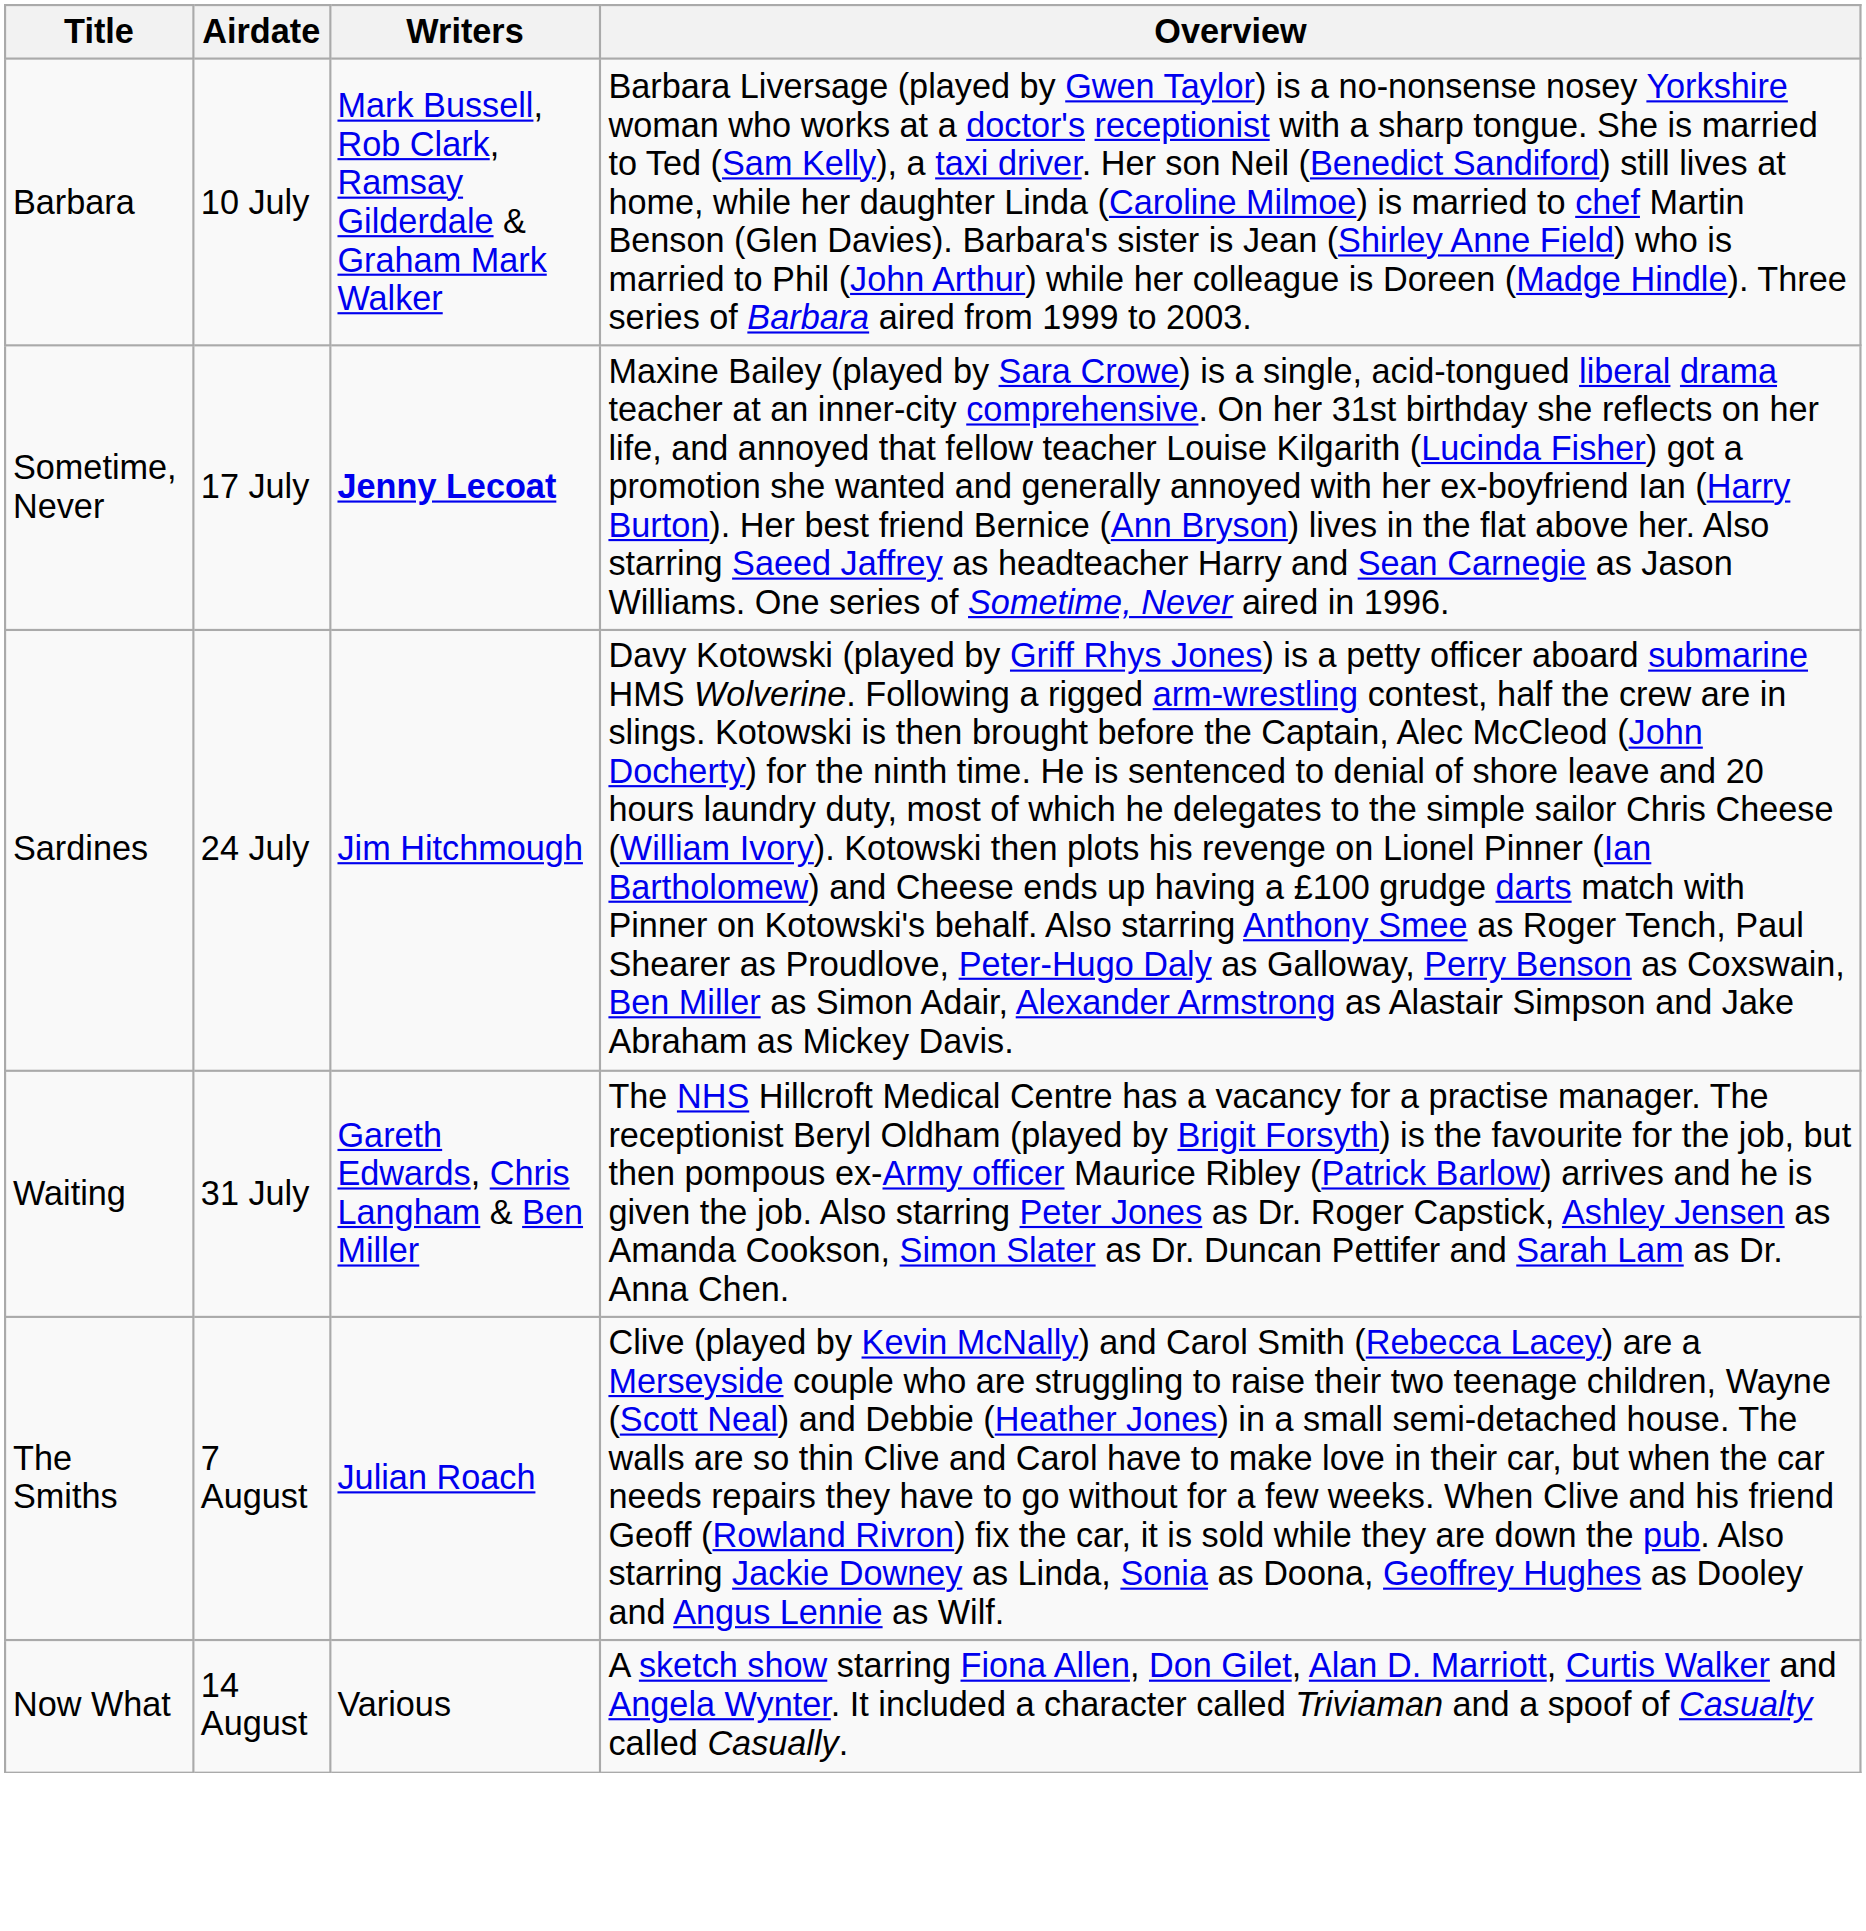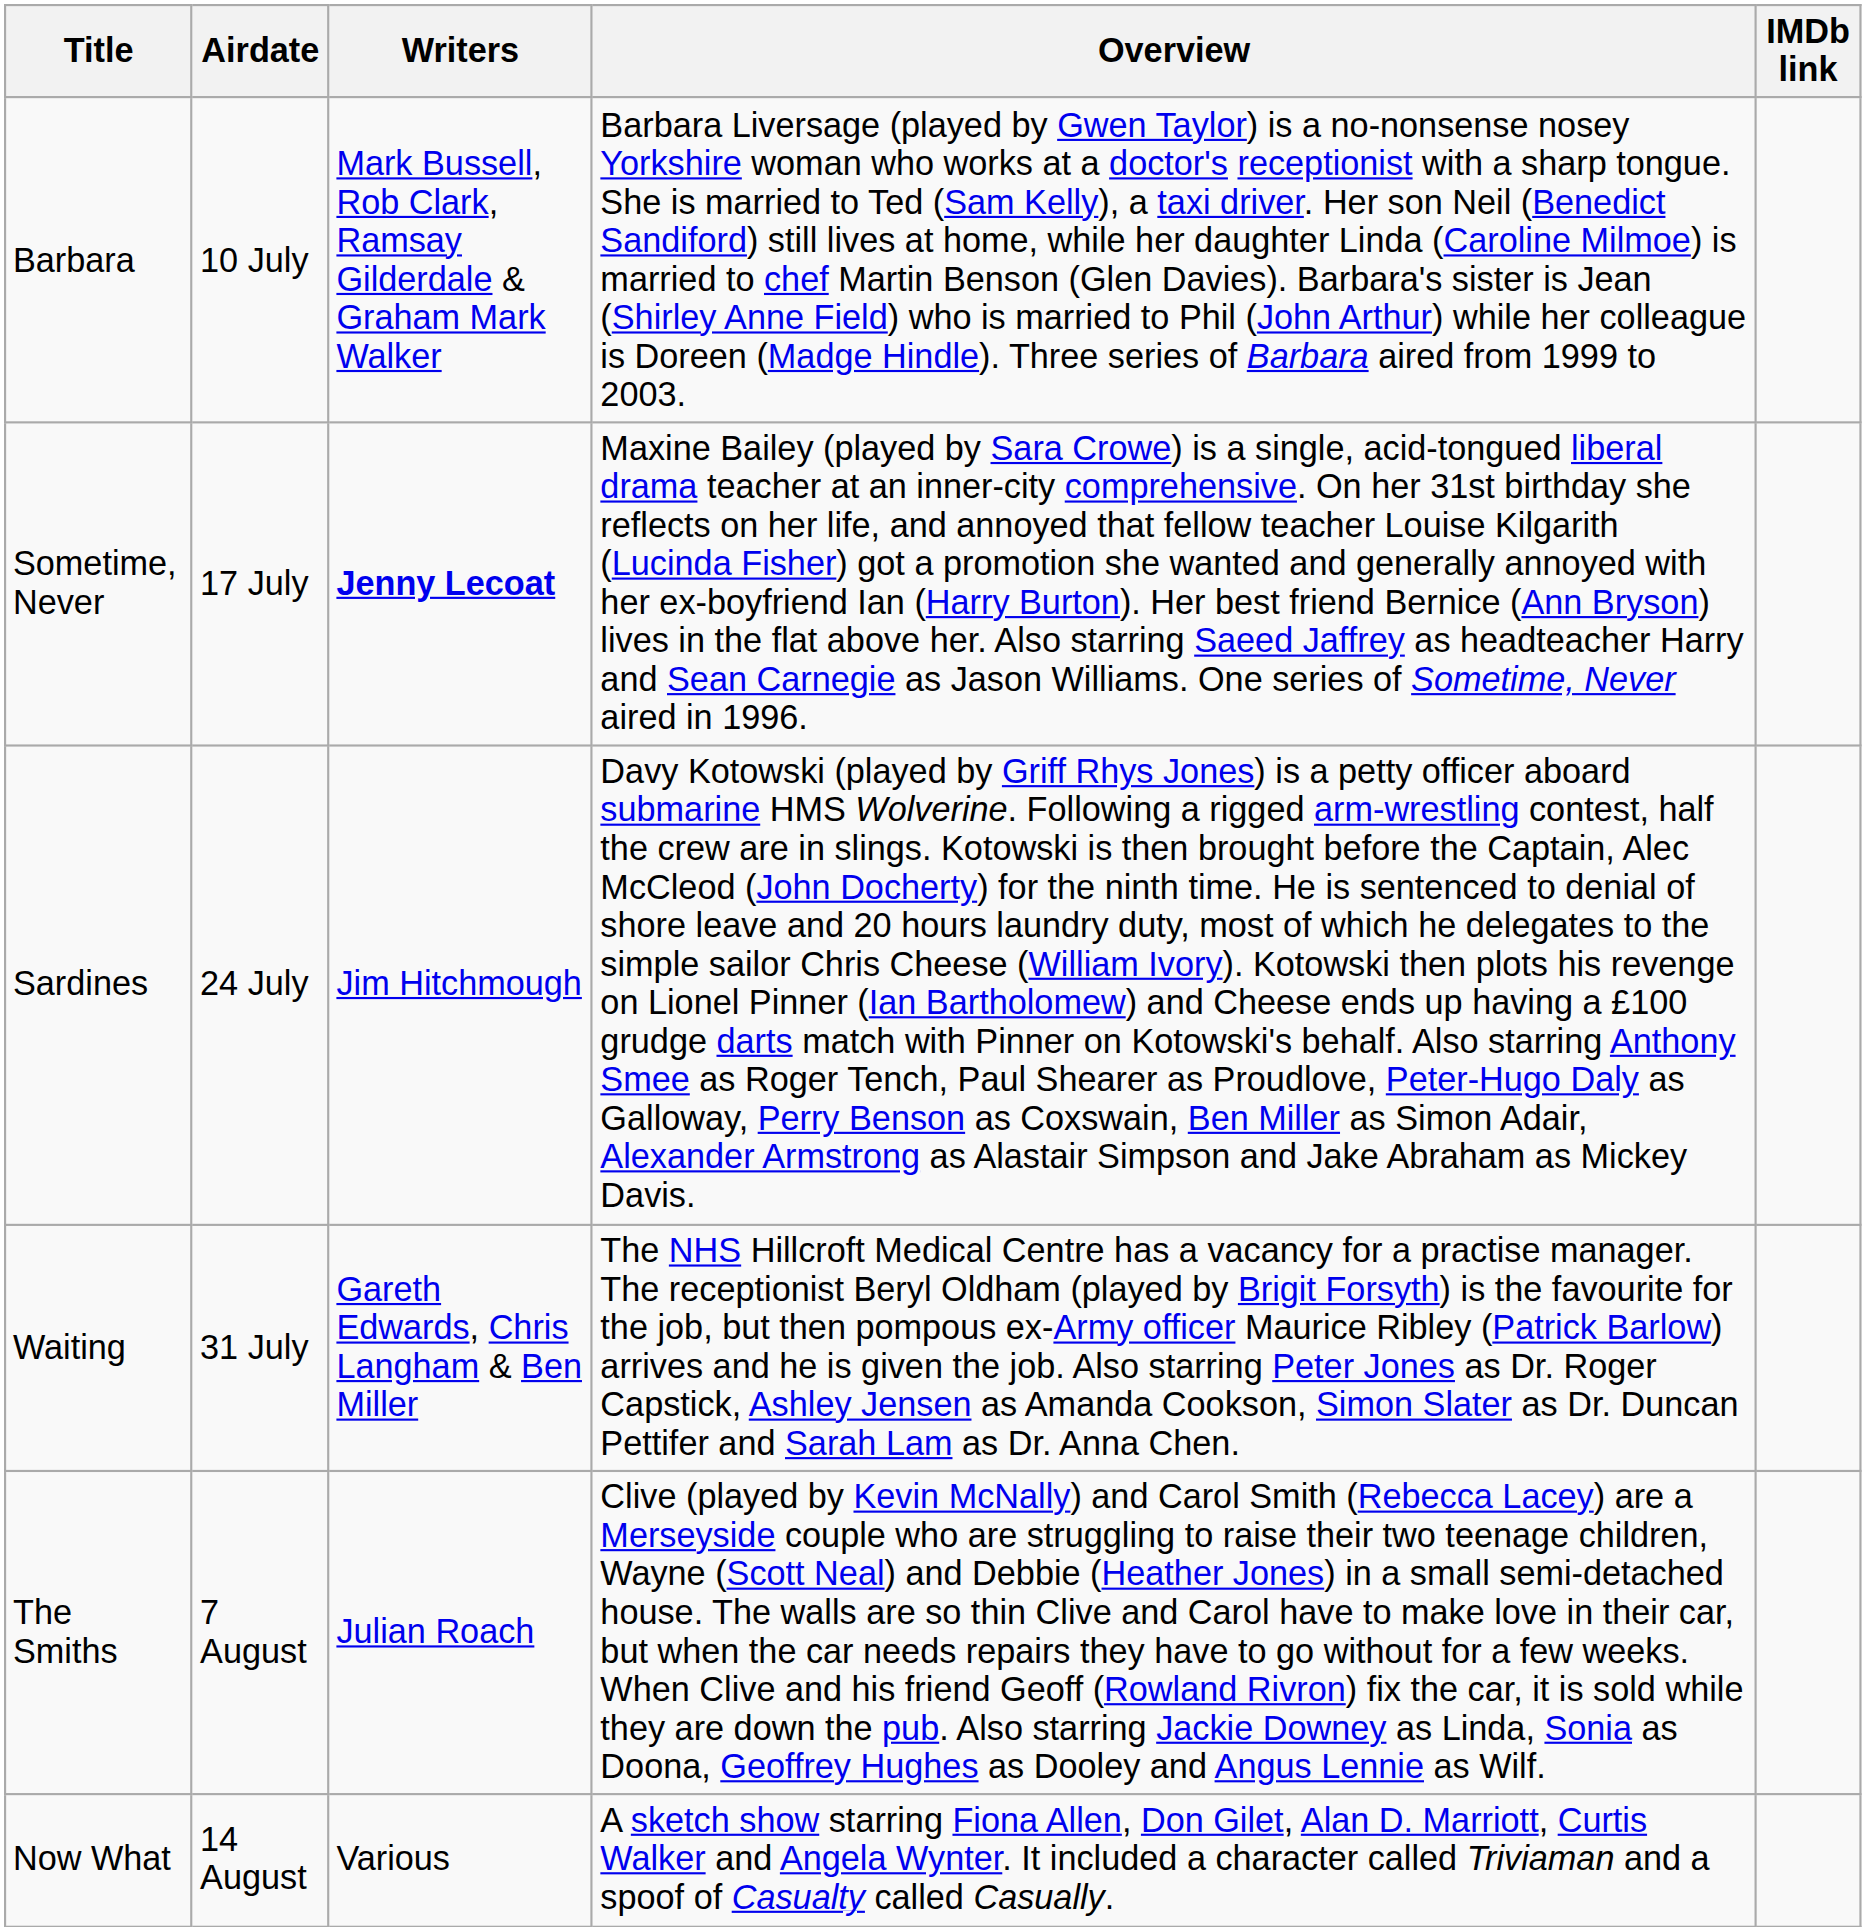+ column: (1808, 50)
